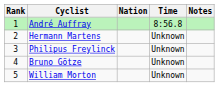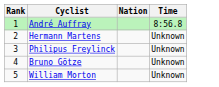- column: (200, 11)
